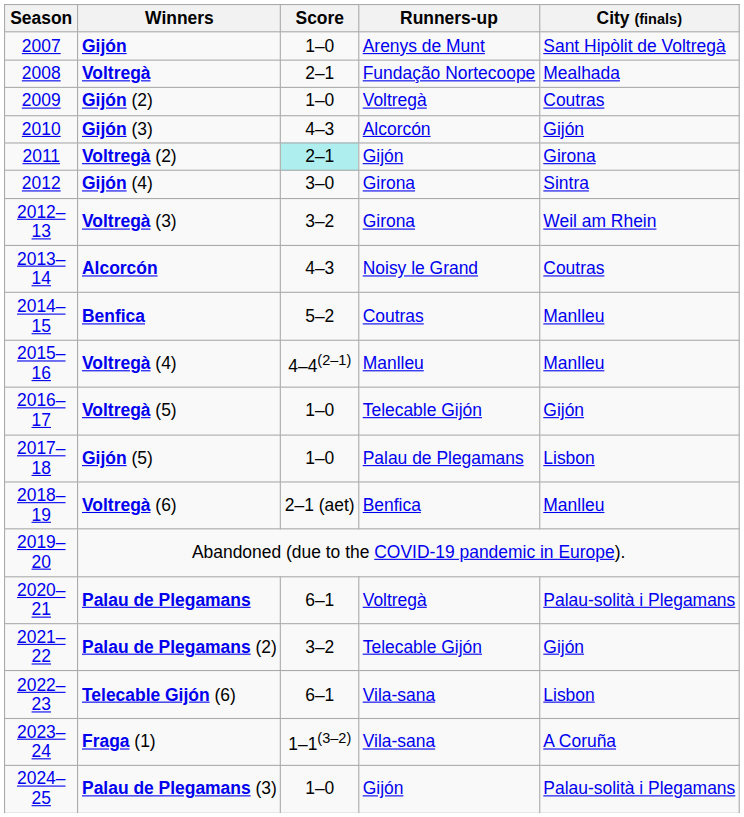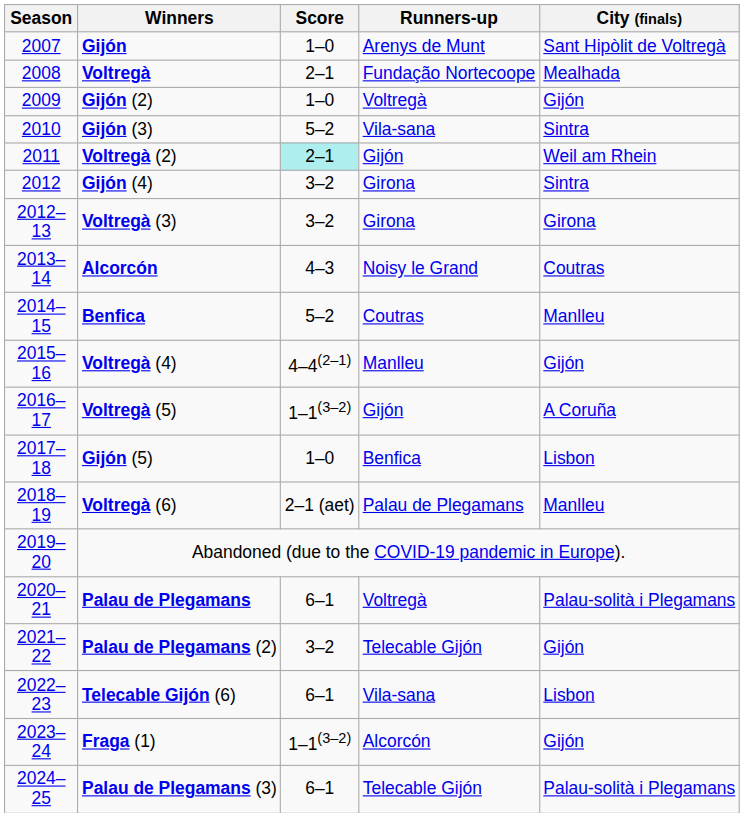(574, 101) Coutras -> (564, 101) Gijón
(320, 128) 4–3 -> (320, 128) 5–2
(397, 128) Alcorcón -> (399, 128) Vila-sana
(564, 128) Gijón -> (566, 128) Sintra
(570, 156) Girona -> (600, 156) Weil am Rhein
(320, 184) 3–0 -> (320, 184) 3–2
(600, 221) Weil am Rhein -> (570, 221) Girona
(574, 363) Manlleu -> (564, 363) Gijón
(320, 410) 1–0 -> (320, 410) 1–1(3–2)
(422, 410) Telecable Gijón -> (383, 410) Gijón
(564, 410) Gijón -> (580, 410) A Coruña
(443, 458) Palau de Plegamans -> (392, 458) Benfica
(392, 505) Benfica -> (443, 505) Palau de Plegamans
(399, 741) Vila-sana -> (397, 741) Alcorcón
(580, 741) A Coruña -> (564, 741) Gijón
(320, 789) 1–0 -> (320, 789) 6–1
(383, 789) Gijón -> (422, 789) Telecable Gijón
